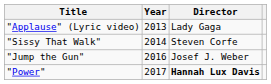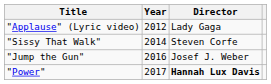(155, 27) 2013 -> (155, 27) 2012
